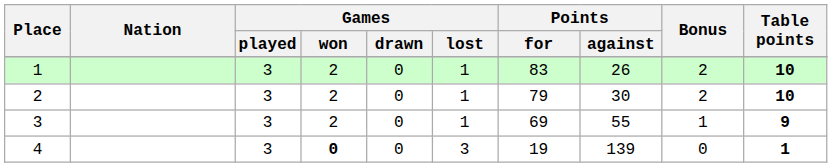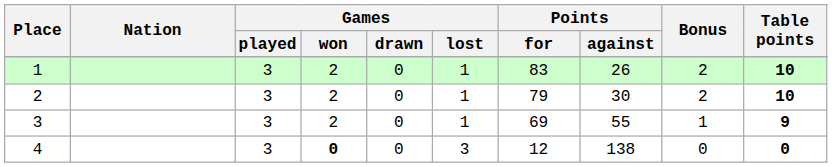(539, 149) 19 -> (539, 149) 12
(621, 149) 139 -> (621, 149) 138
(785, 149) 1 -> (785, 149) 0
